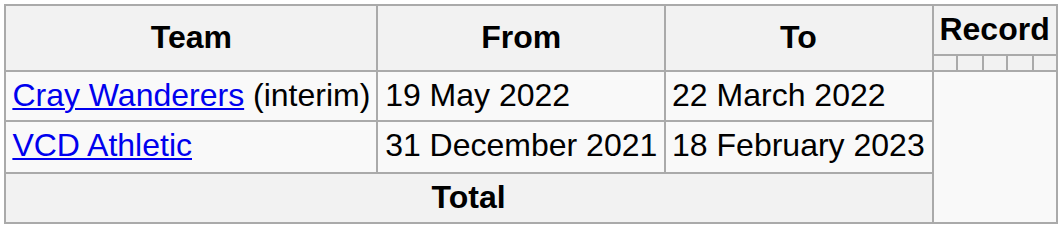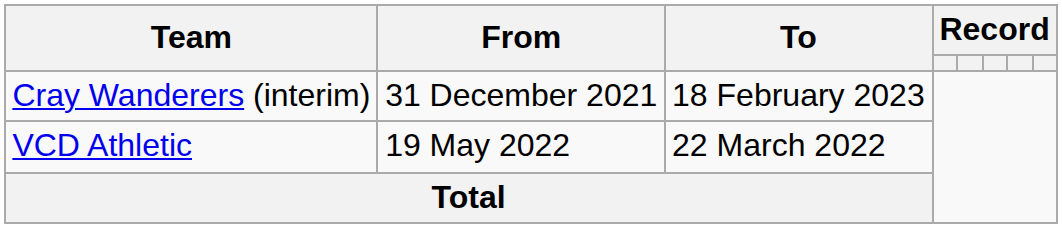(478, 95) 19 May 2022 -> (521, 95) 31 December 2021
(779, 95) 22 March 2022 -> (798, 95) 18 February 2023
(521, 146) 31 December 2021 -> (478, 146) 19 May 2022
(798, 146) 18 February 2023 -> (779, 146) 22 March 2022
